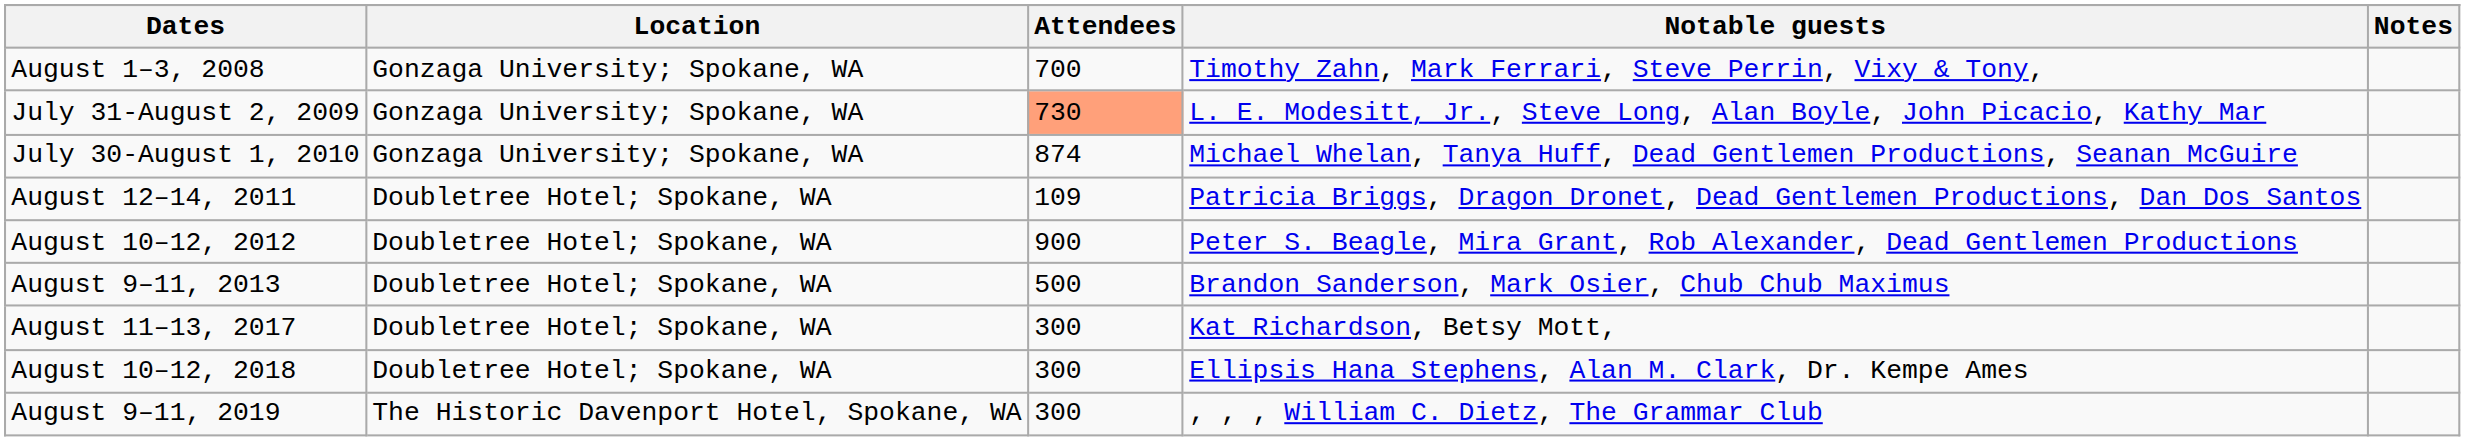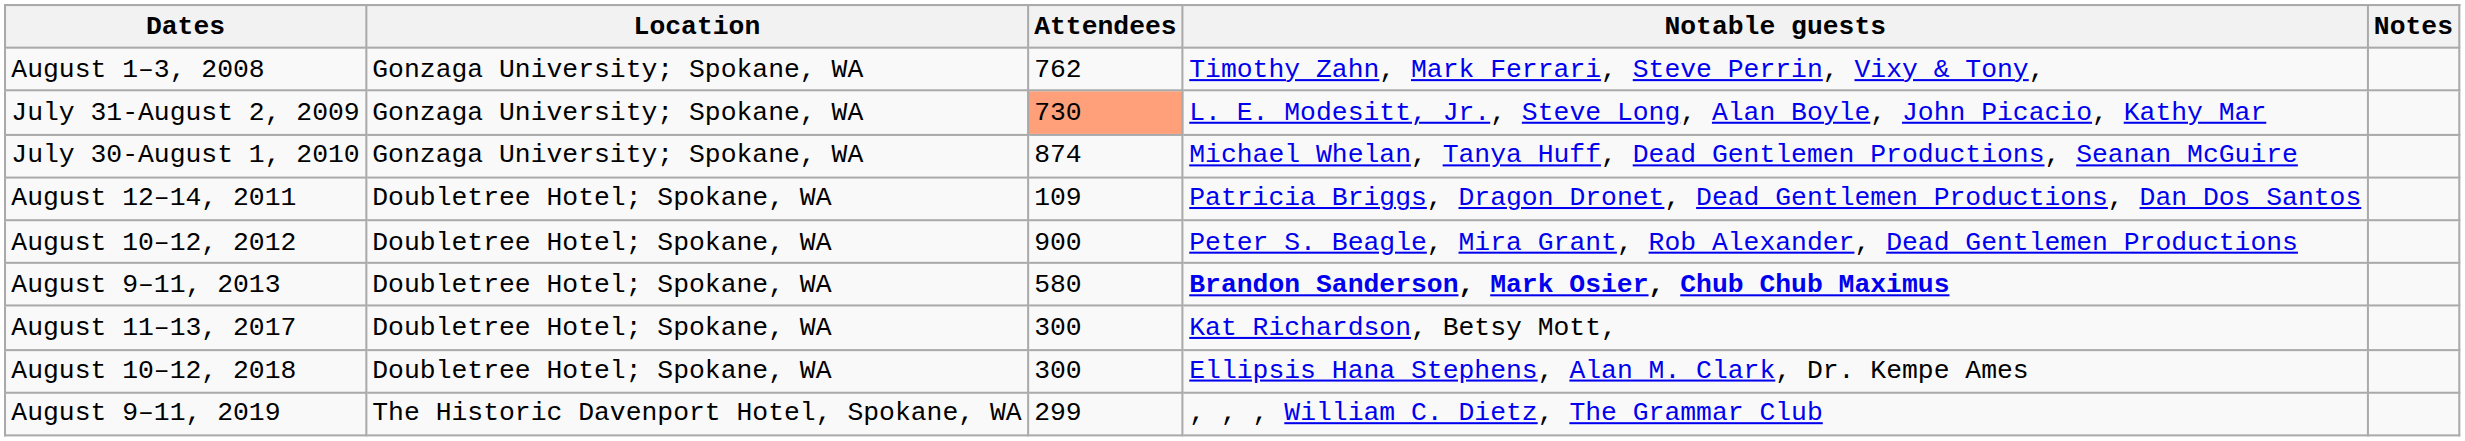(1058, 70) 700 -> (1058, 70) 762
(1058, 285) 500 -> (1058, 285) 580
(1569, 285) normal -> (1569, 285) bold
(1058, 414) 300 -> (1058, 414) 299
